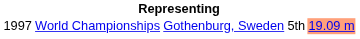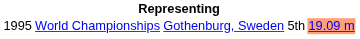(18, 26) 1997 -> (18, 26) 1995
